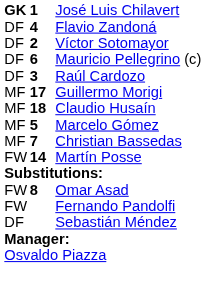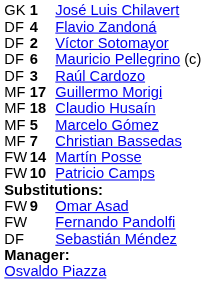(15, 10) bold -> (15, 10) normal
+ row: (105, 173)
(34, 190) 8 -> (34, 206) 9
